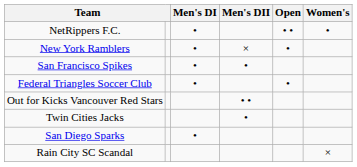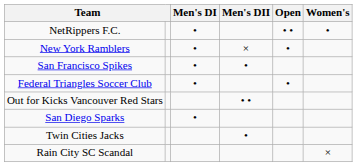rows swapped: (85, 135) <-> (85, 118)
